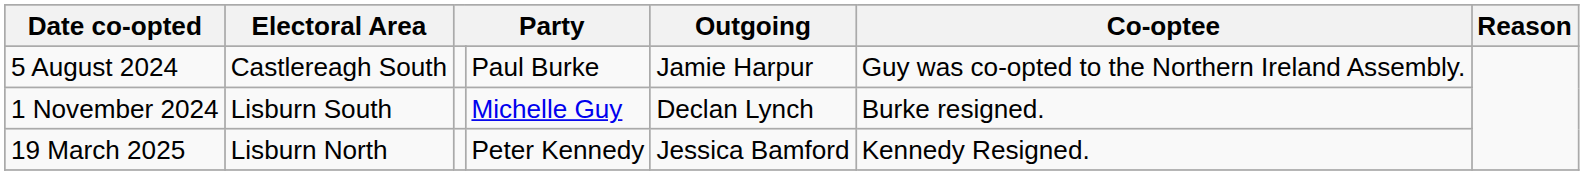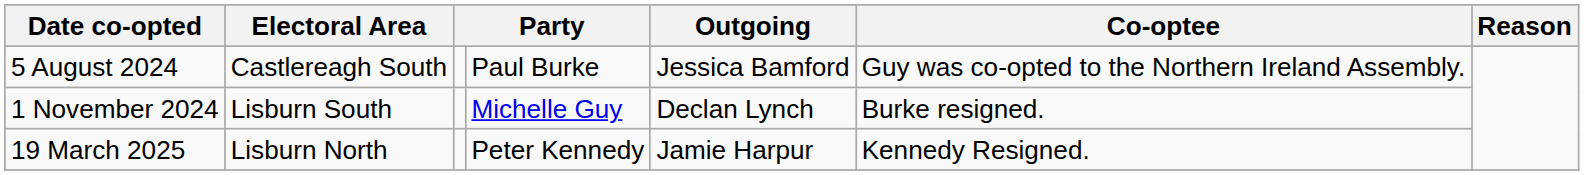(735, 67) Jamie Harpur -> (753, 67) Jessica Bamford
(753, 150) Jessica Bamford -> (735, 150) Jamie Harpur
